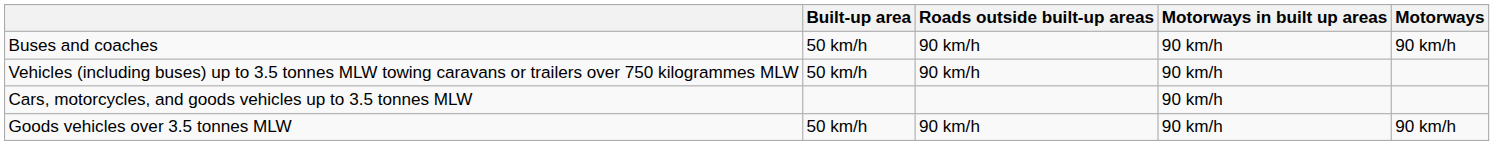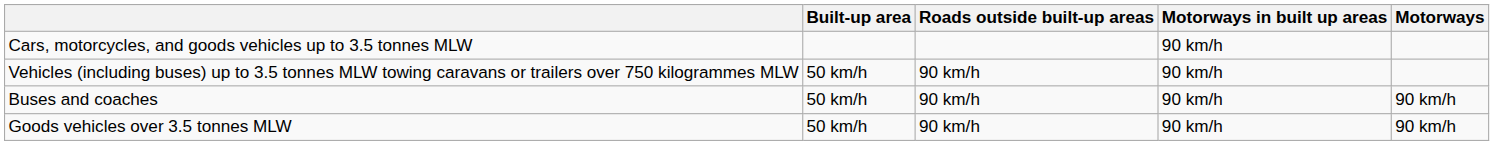rows swapped: (241, 99) <-> (83, 45)
